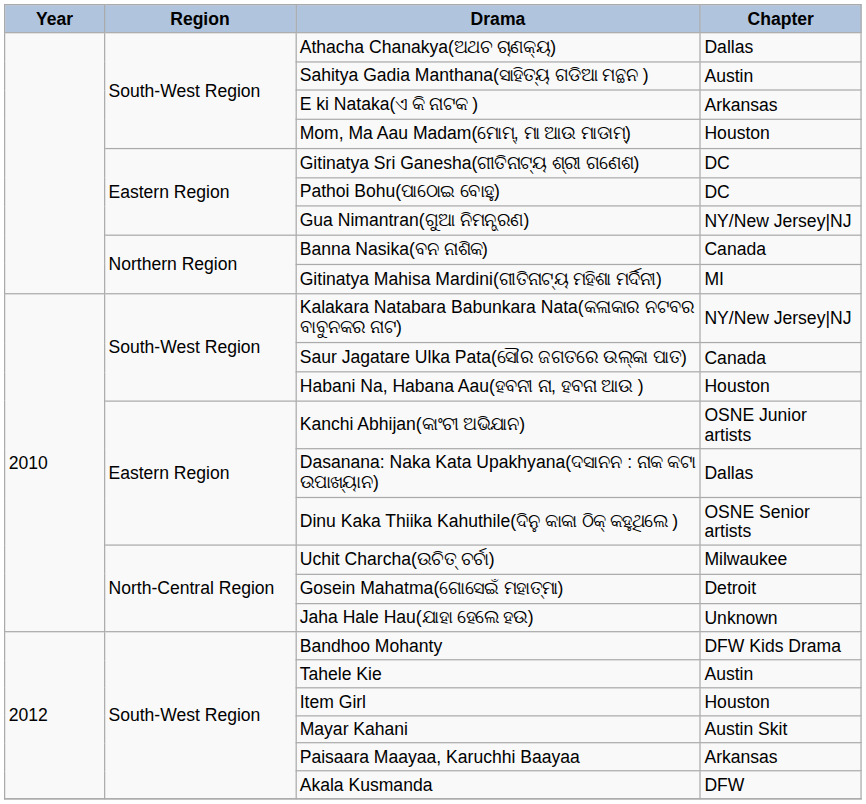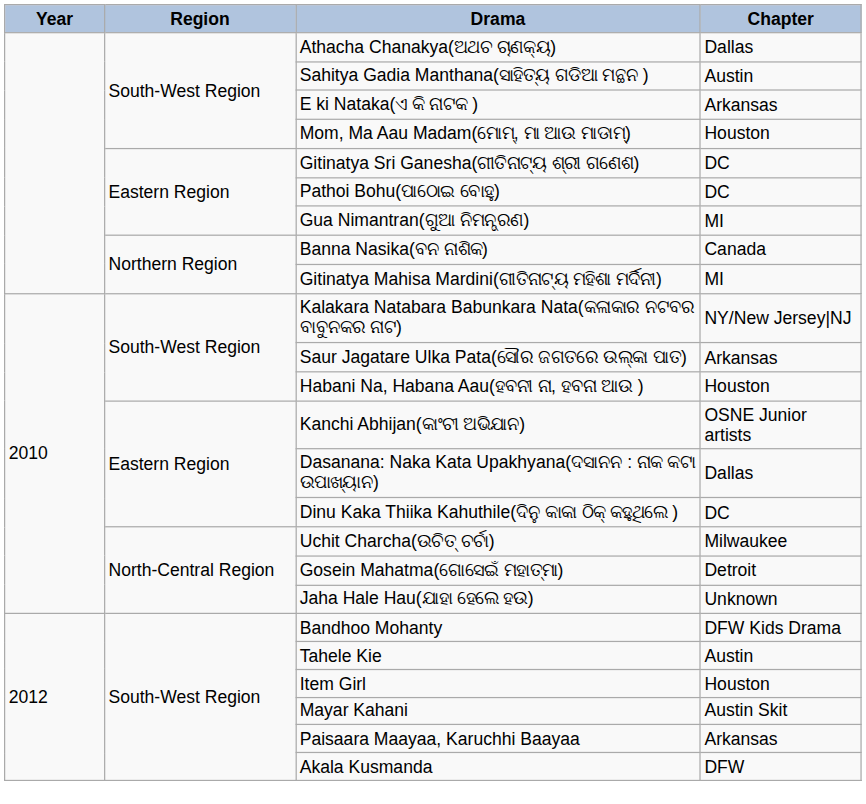(778, 221) NY/New Jersey|NJ -> (714, 221) MI
(735, 358) Canada -> (741, 358) Arkansas
(757, 522) OSNE Senior artists -> (717, 513) DC
